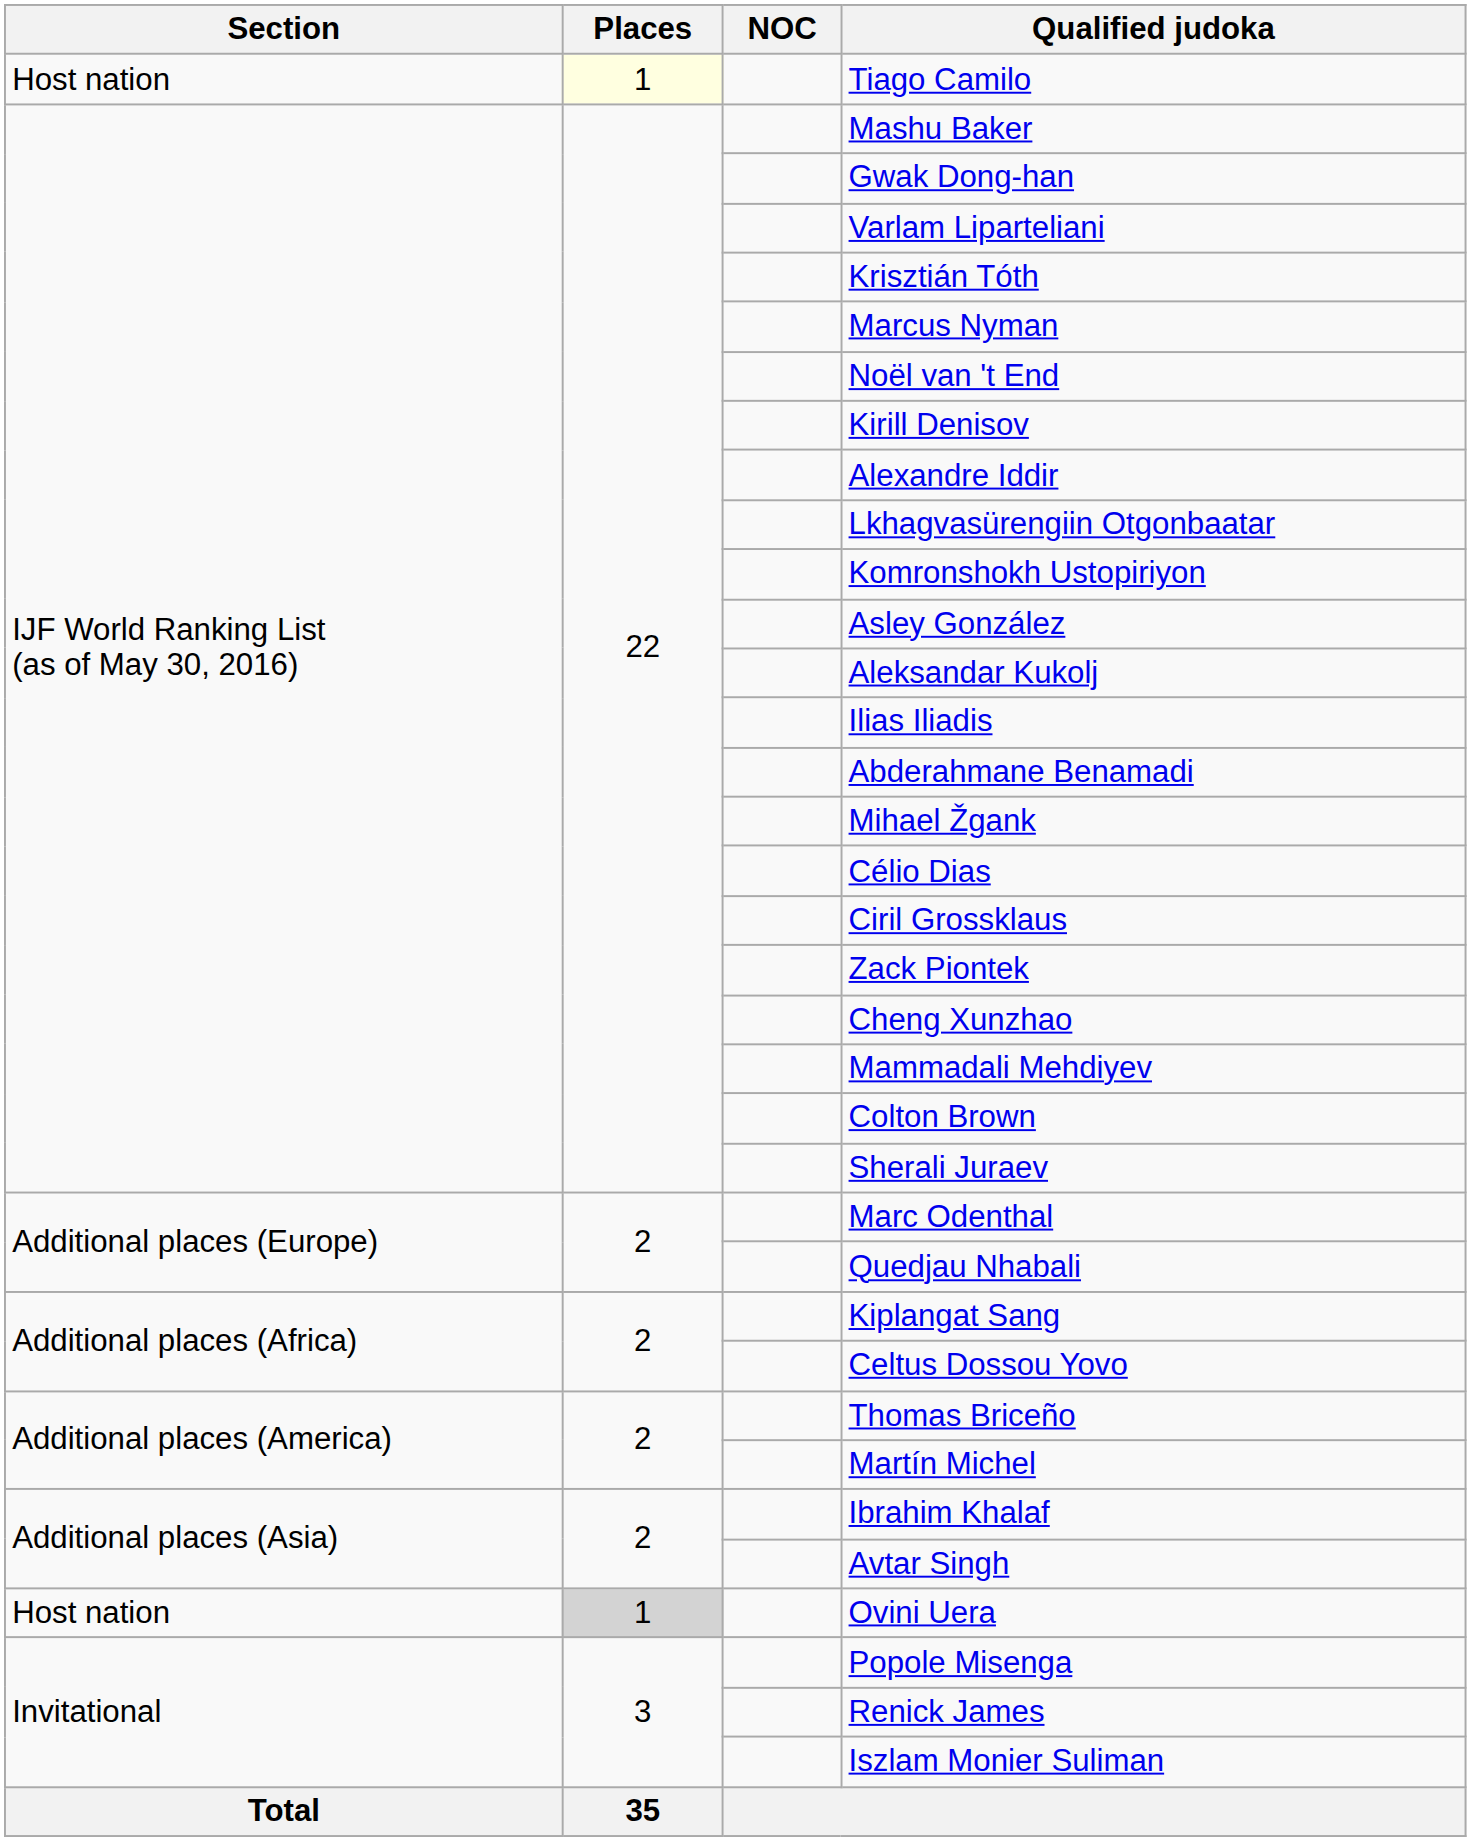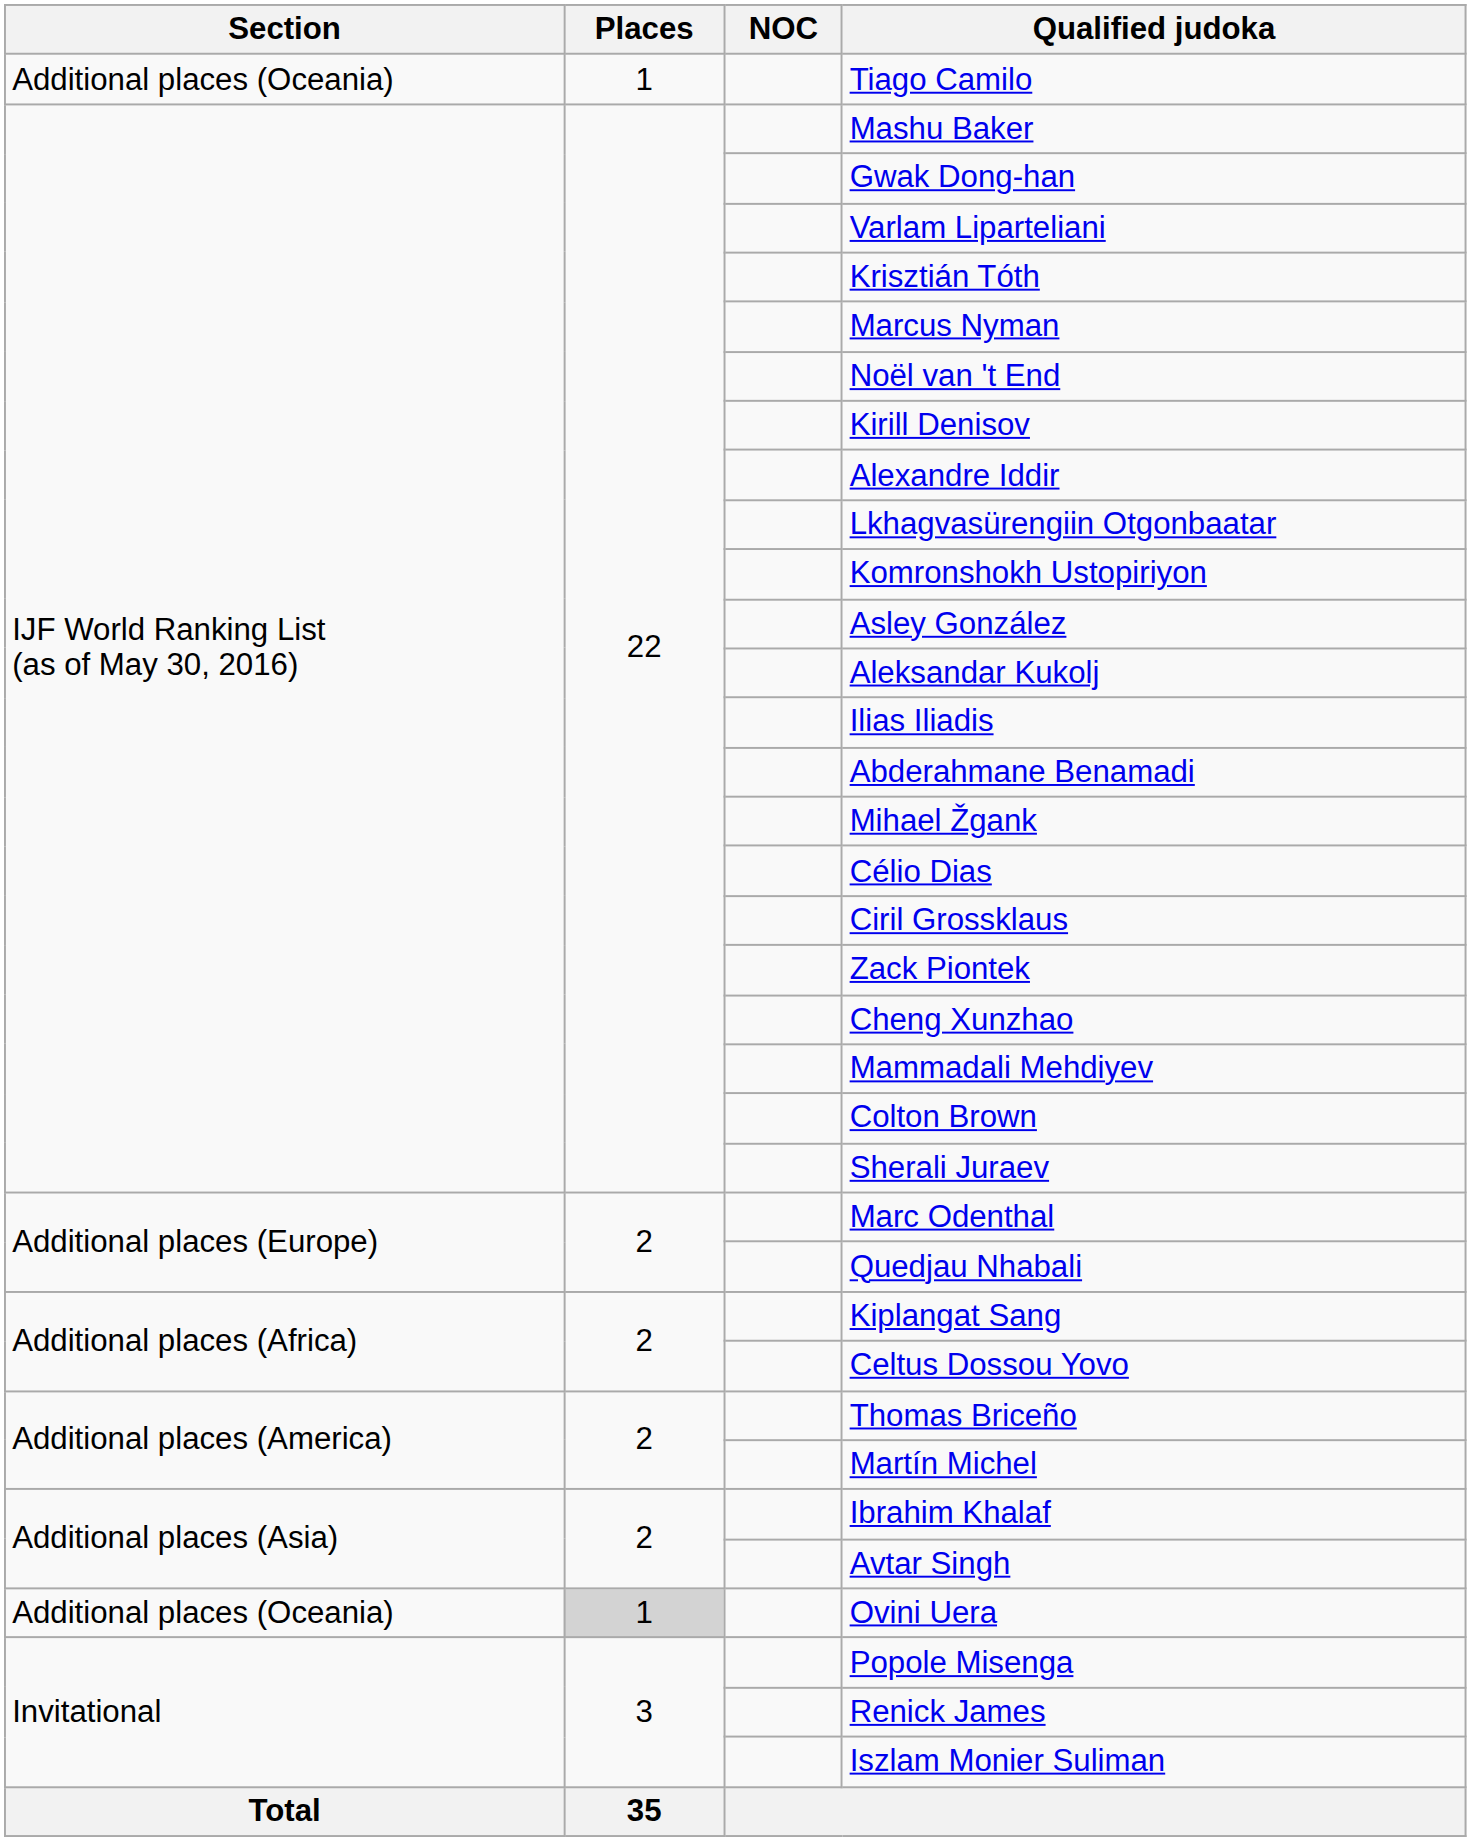(91, 78) Host nation -> (203, 78) Additional places (Oceania)
(643, 78) lightyellow background -> (644, 78) no background
(91, 1612) Host nation -> (203, 1612) Additional places (Oceania)
